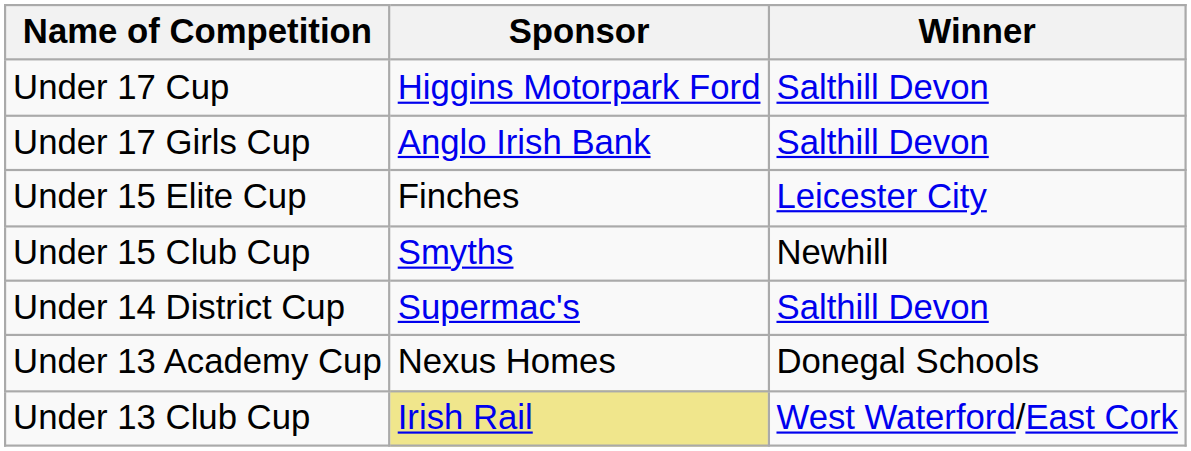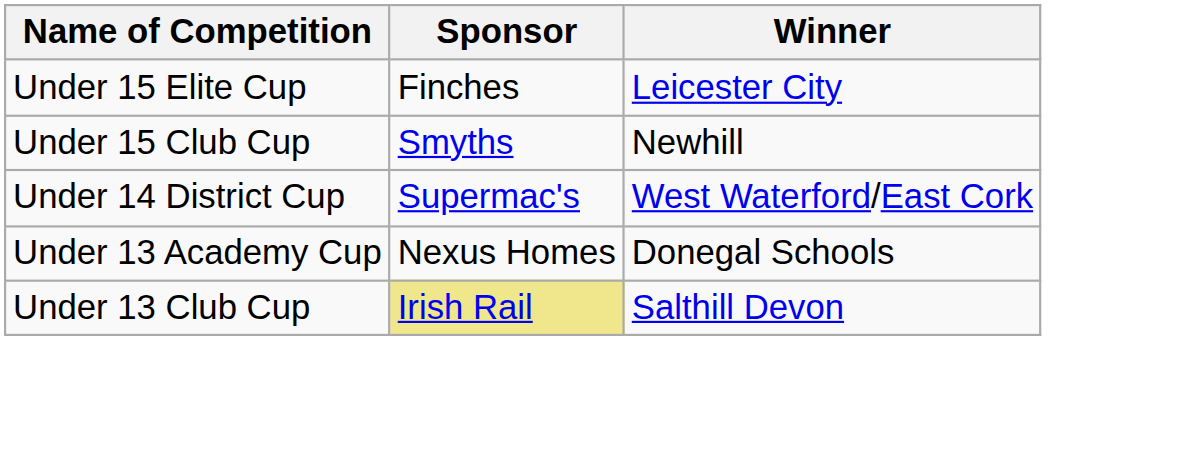- row: (121, 87)
- row: (162, 142)
(883, 307) Salthill Devon -> (832, 197) West Waterford/East Cork
(977, 417) West Waterford/East Cork -> (738, 307) Salthill Devon
